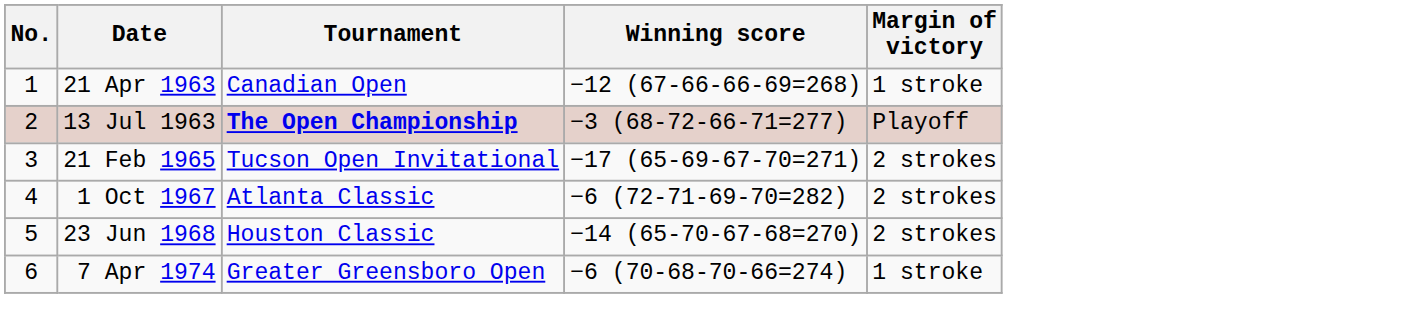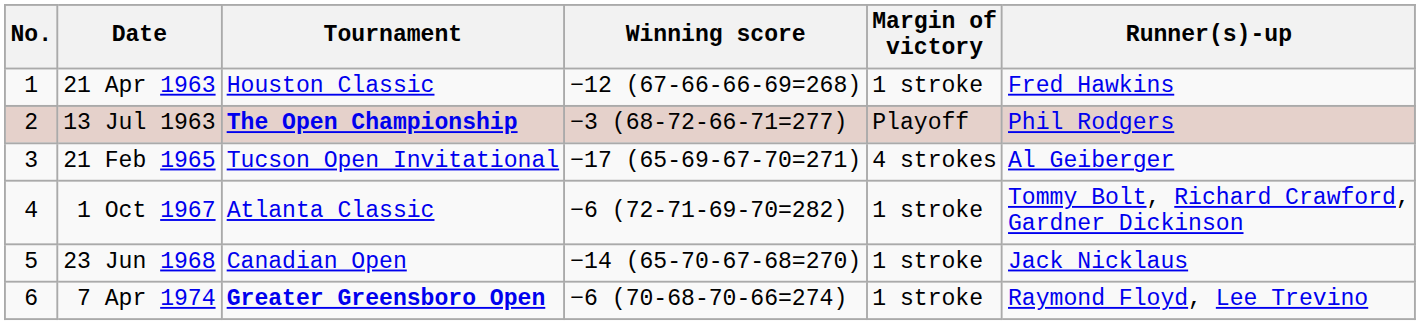+ column: (1209, 37)
(317, 87) Canadian Open -> (331, 87) Houston Classic
(935, 162) 2 strokes -> (935, 162) 4 strokes
(935, 199) 2 strokes -> (928, 212) 1 stroke
(331, 237) Houston Classic -> (317, 263) Canadian Open
(935, 237) 2 strokes -> (928, 263) 1 stroke
(386, 274) normal -> (386, 300) bold
